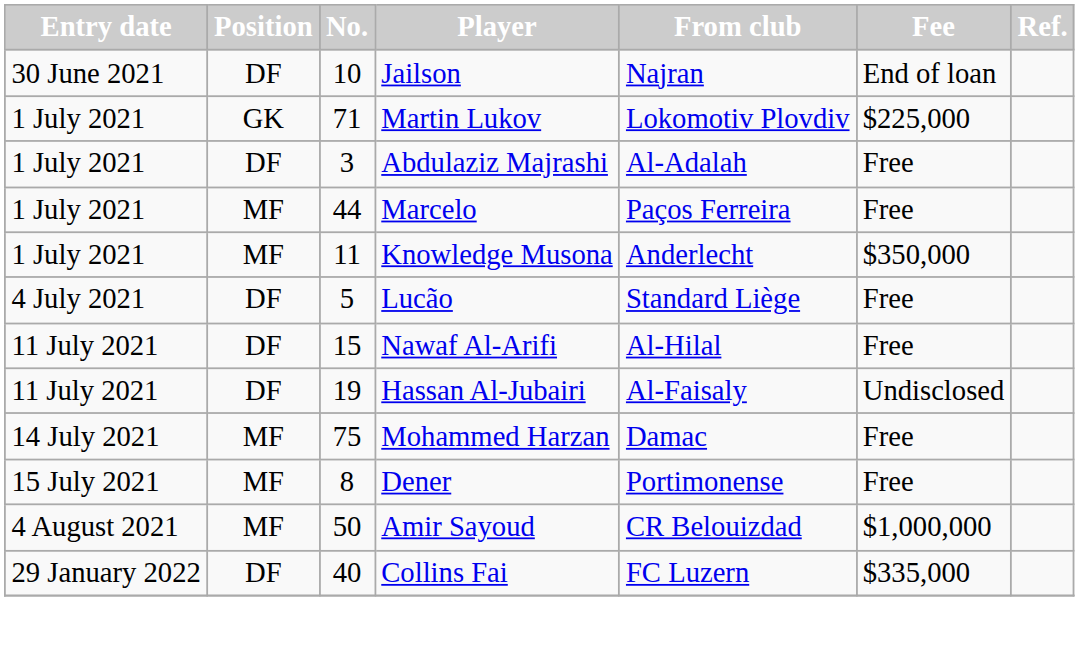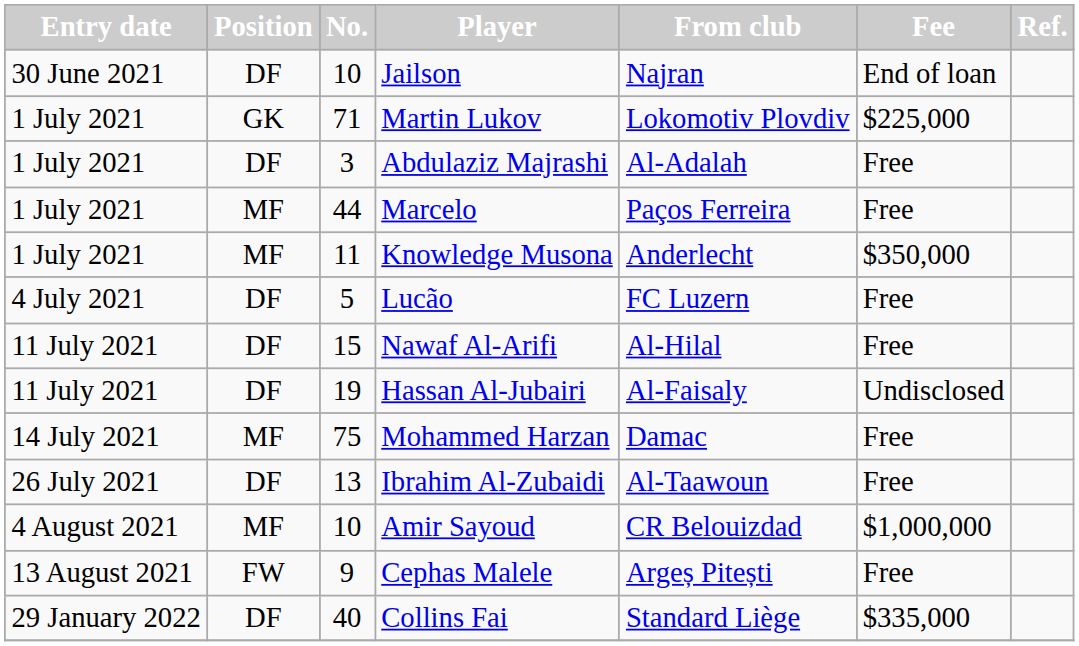(713, 299) Standard Liège -> (688, 299) FC Luzern
- row: (416, 481)
+ row: (493, 481)
(347, 526) 50 -> (347, 526) 10
+ row: (467, 572)
(688, 572) FC Luzern -> (713, 617) Standard Liège
